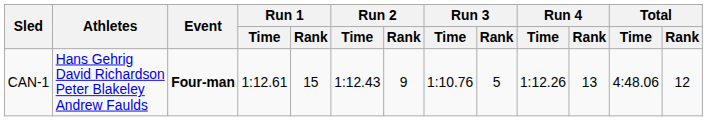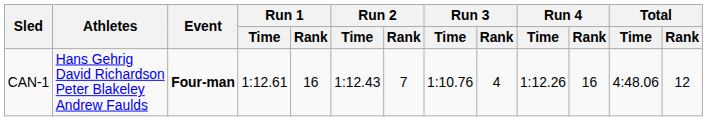(311, 83) 15 -> (311, 83) 16
(404, 83) 9 -> (404, 83) 7
(497, 83) 5 -> (497, 83) 4
(589, 83) 13 -> (589, 83) 16
